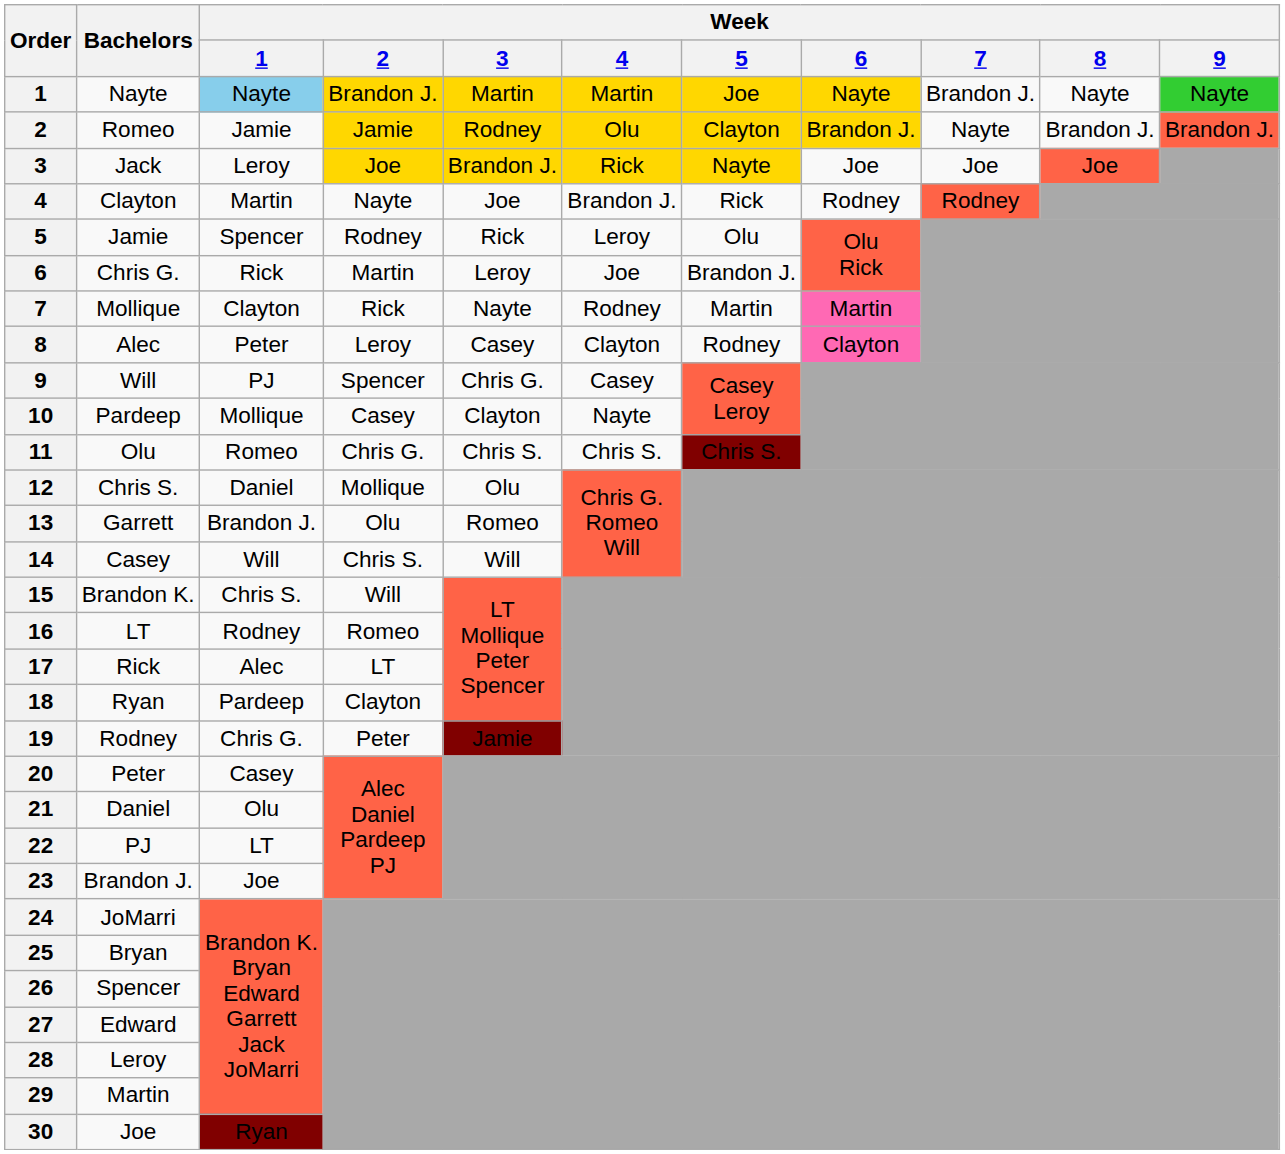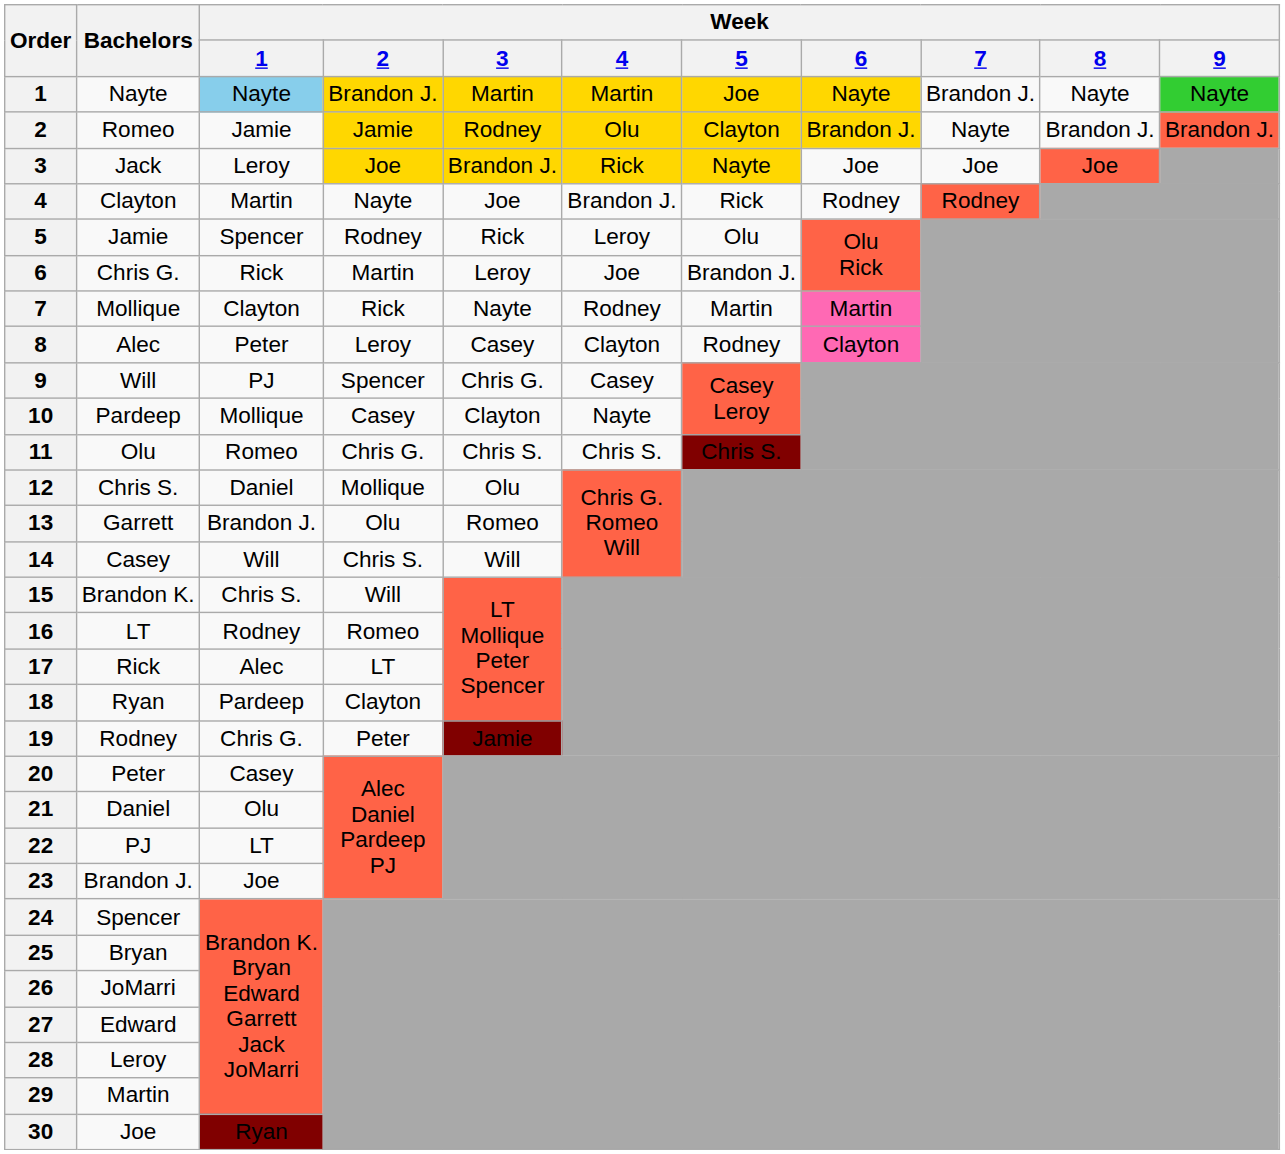(138, 916) JoMarri -> (138, 916) Spencer
(138, 988) Spencer -> (138, 988) JoMarri
